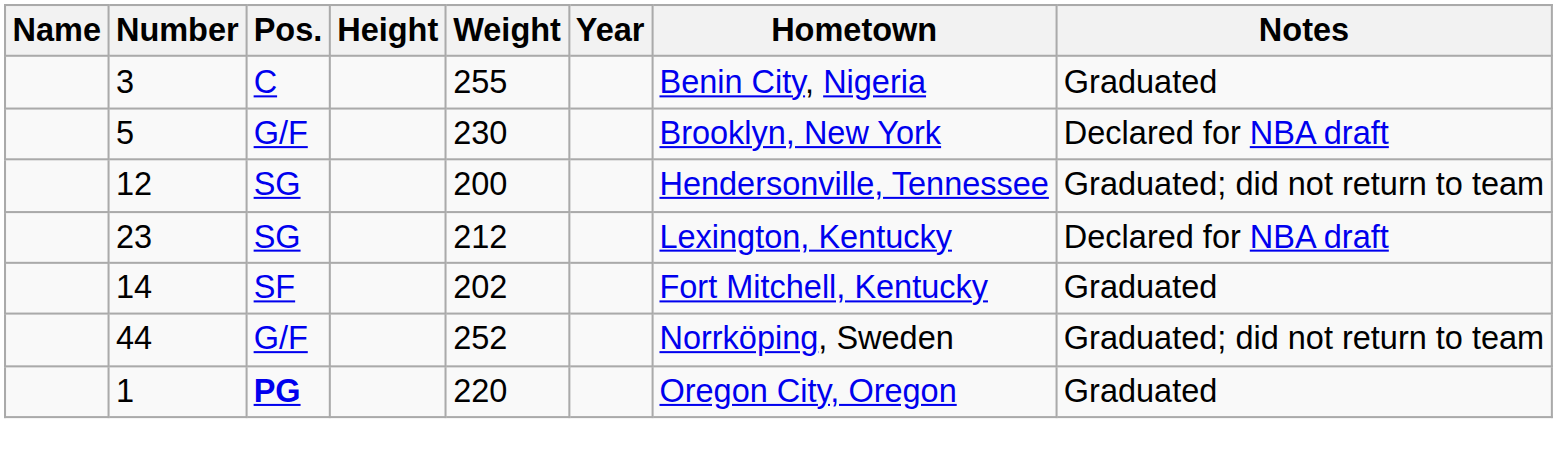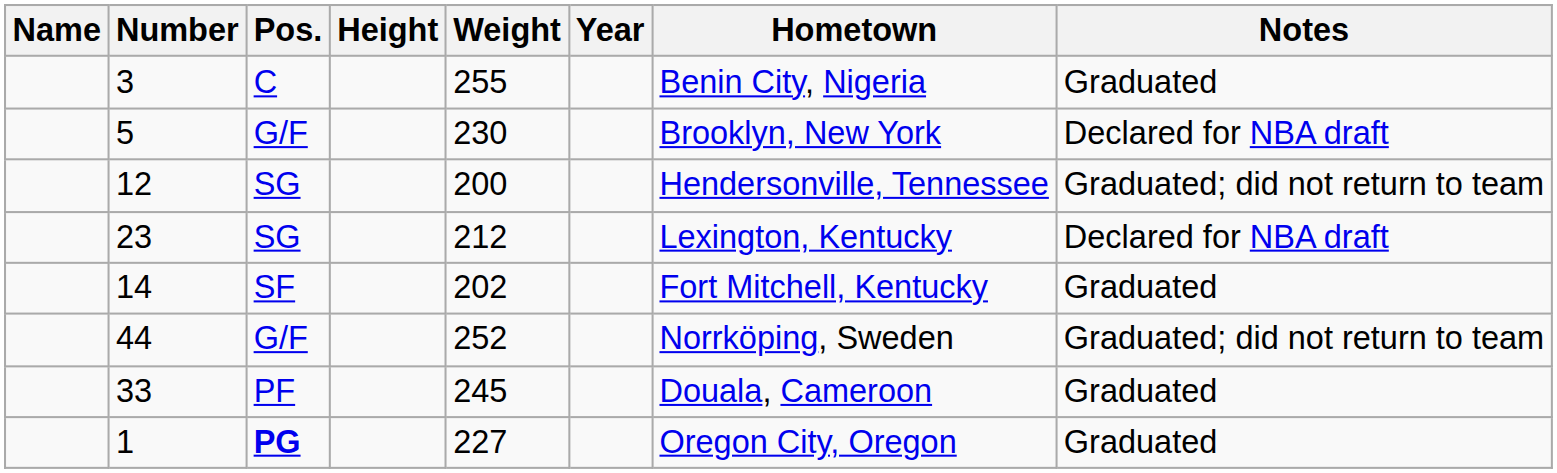+ row: (134, 390)
(480, 390) 220 -> (480, 442) 227
